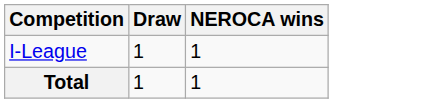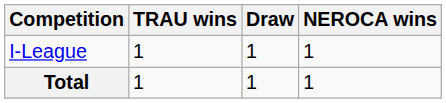+ column: (185, 20)
